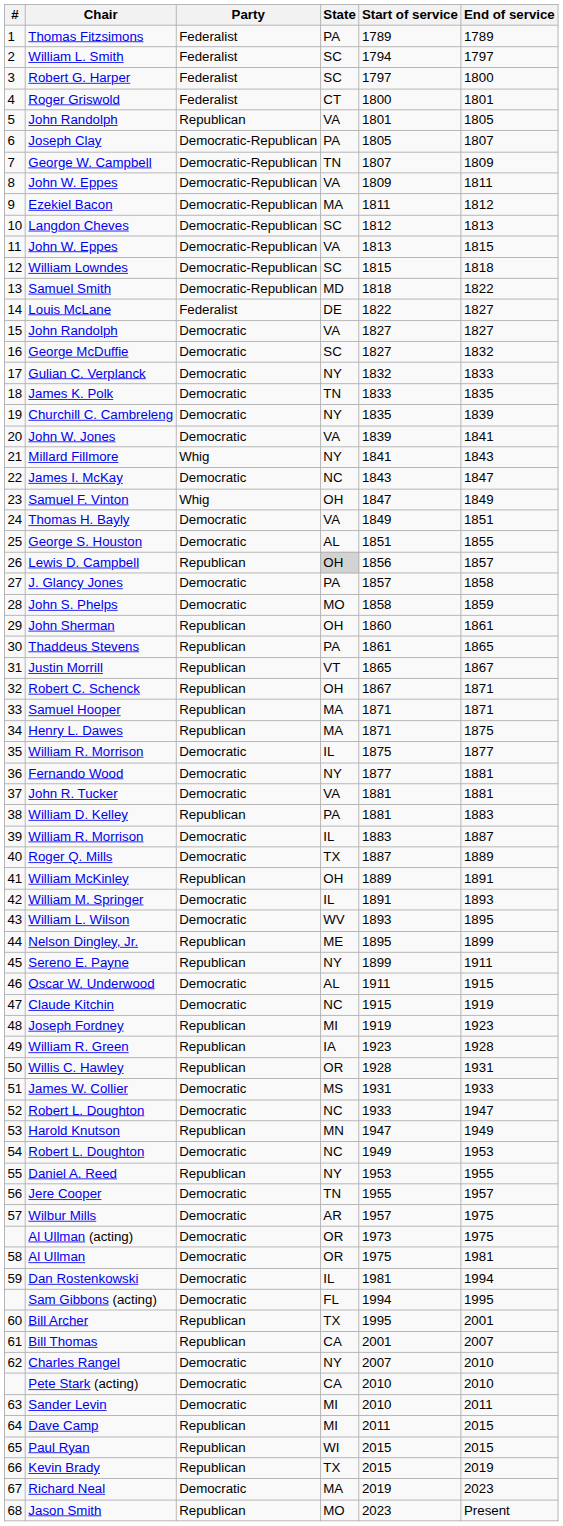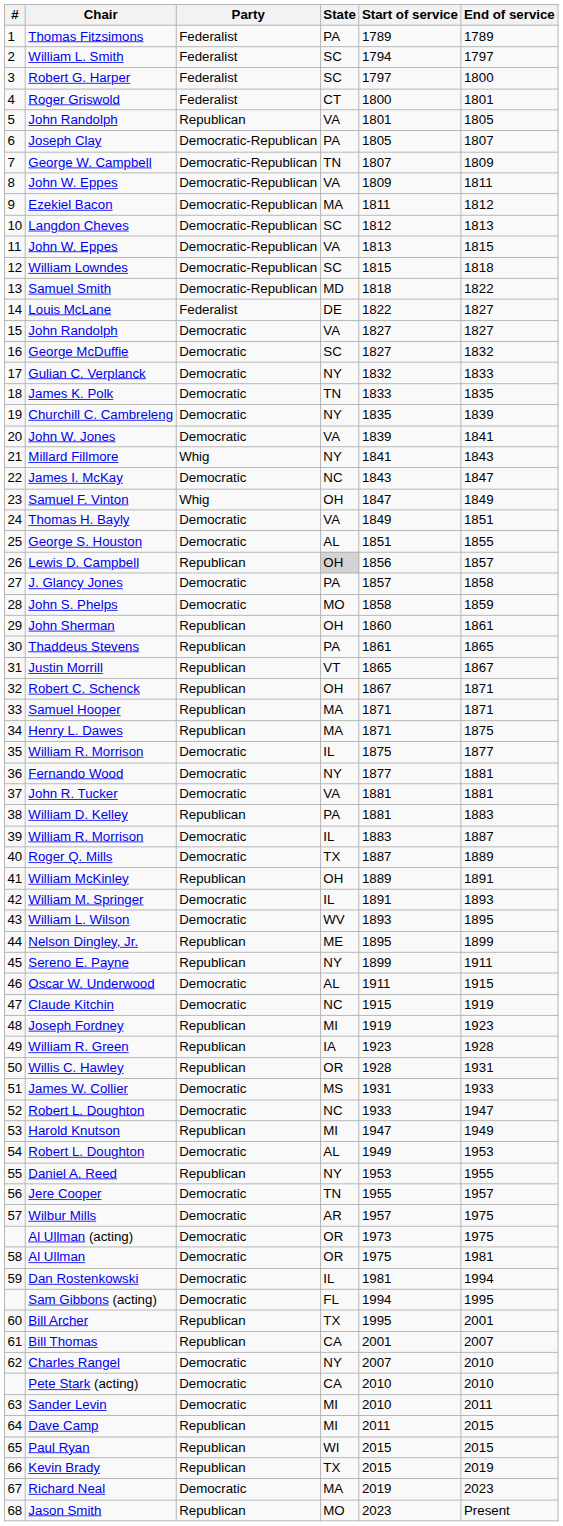(334, 1131) MN -> (331, 1131) MI
(333, 1152) NC -> (331, 1152) AL
